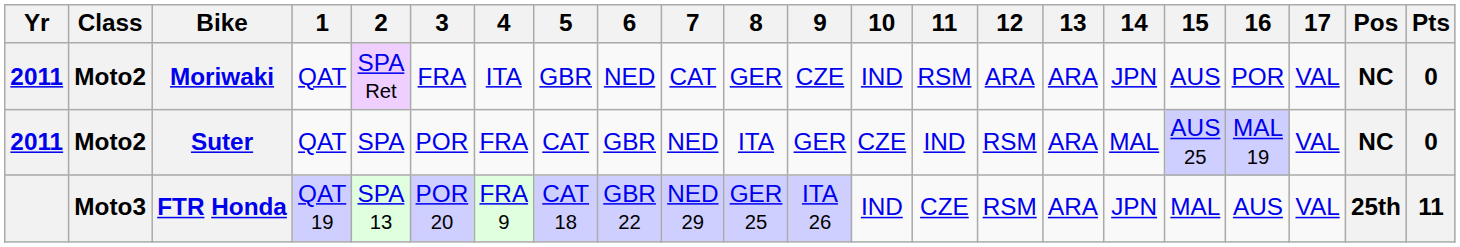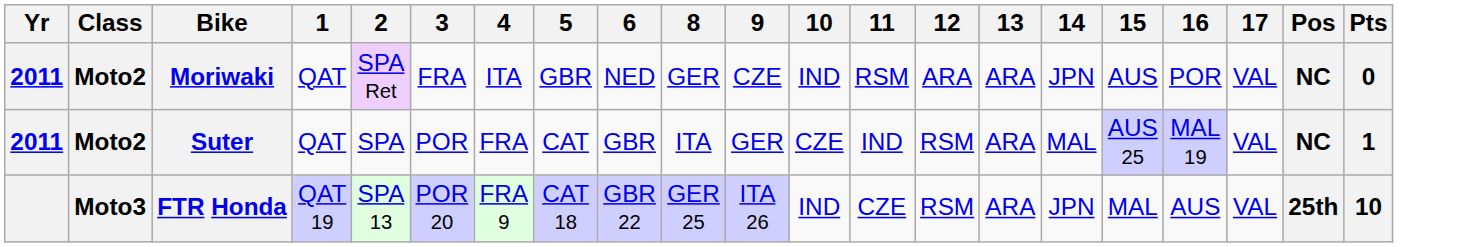- column: (693, 23)
(1431, 141) 0 -> (1368, 141) 1
(1431, 207) 11 -> (1368, 207) 10
